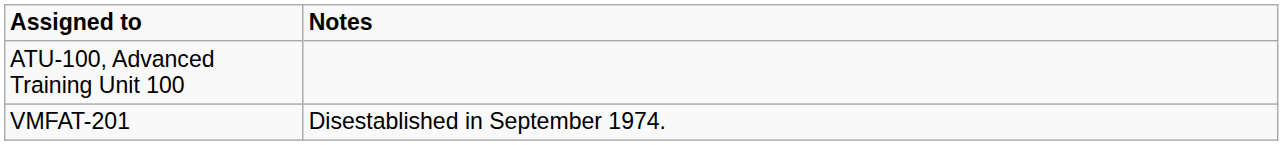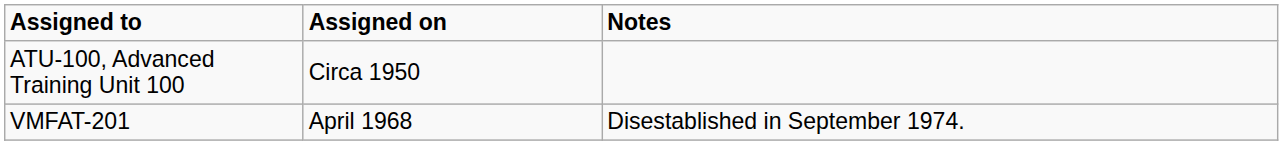+ column: (378, 22)
